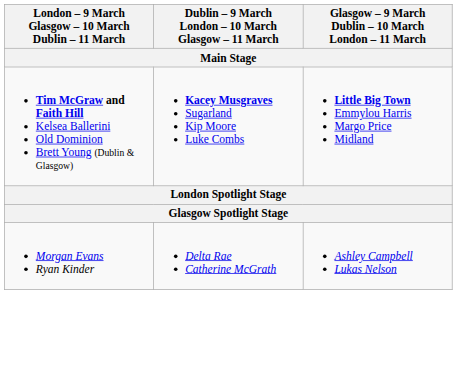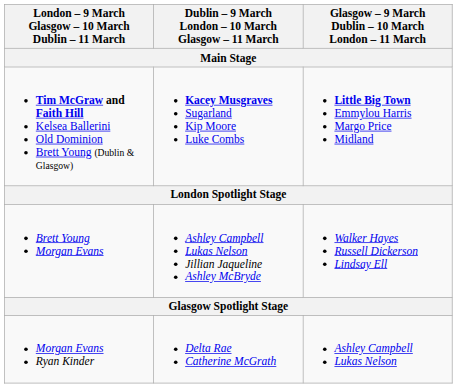+ row: (79, 244)
